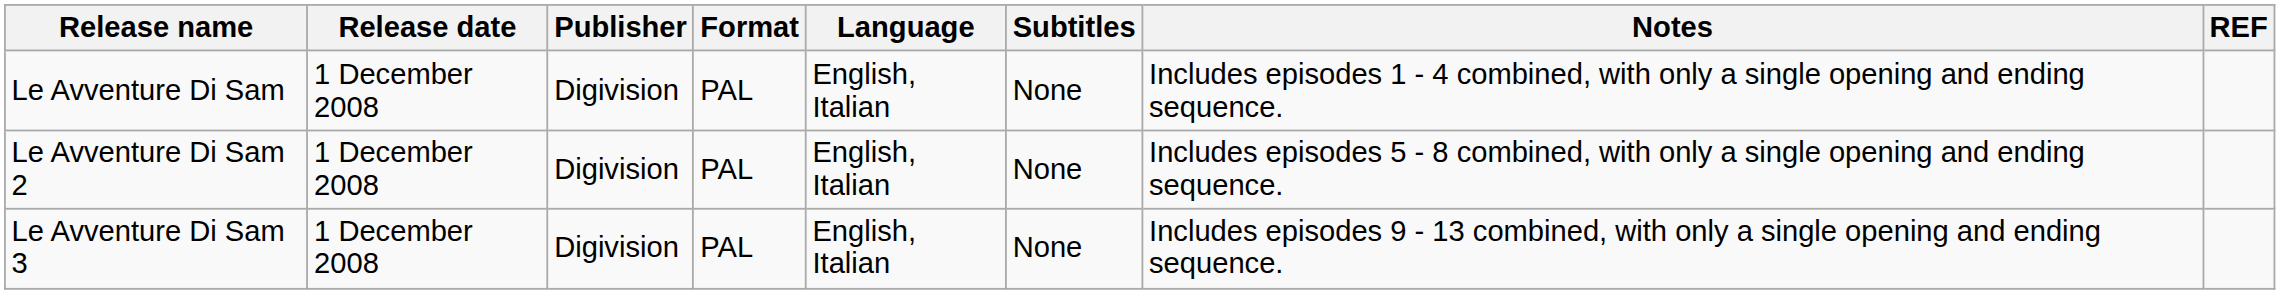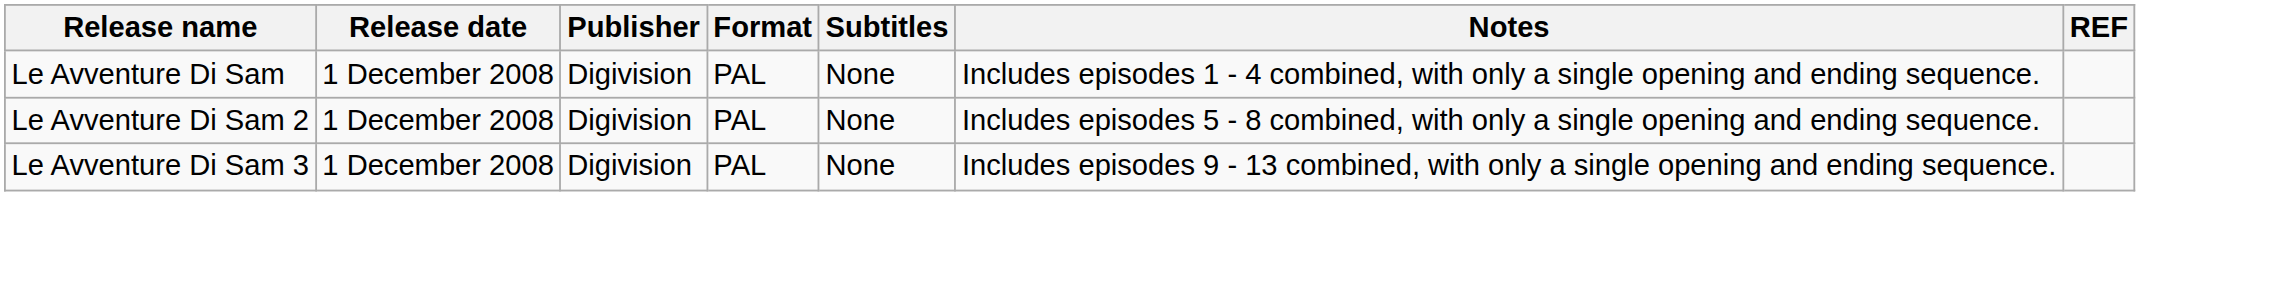- column: (906, 27)
